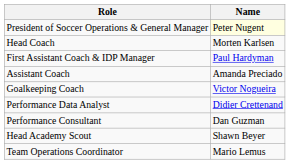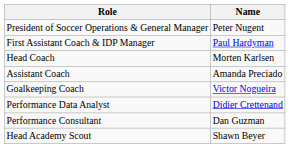(238, 27) lightyellow background -> (238, 27) no background
rows swapped: (31, 43) <-> (81, 58)
- row: (65, 151)
